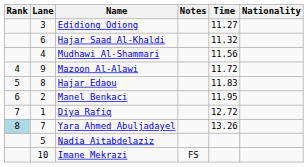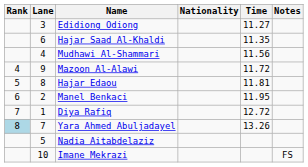columns swapped: (271, 12) <-> (193, 12)
(224, 41) 11.32 -> (256, 41) 11.35
(224, 84) 11.83 -> (256, 84) 11.81
